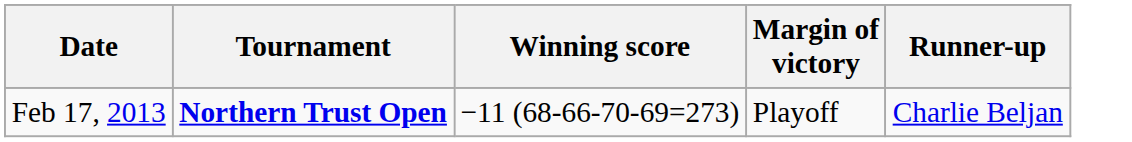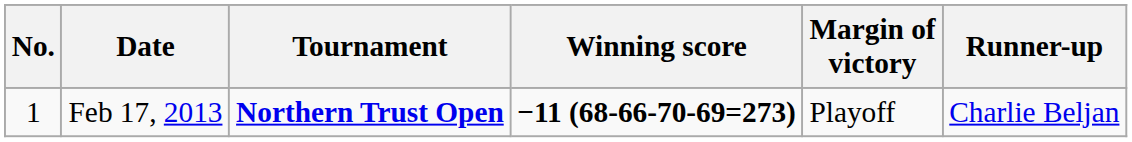+ column: (33, 46)
(600, 111) normal -> (657, 111) bold
